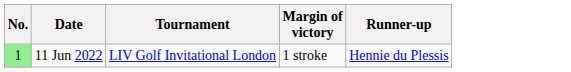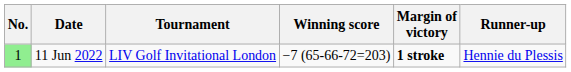+ column: (336, 24)
(305, 55) normal -> (421, 55) bold
